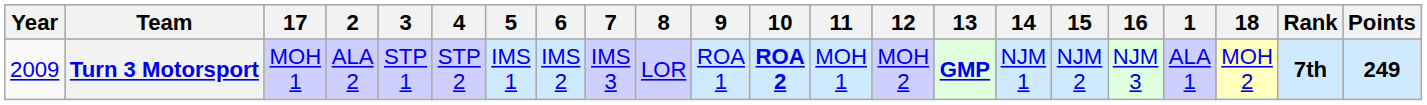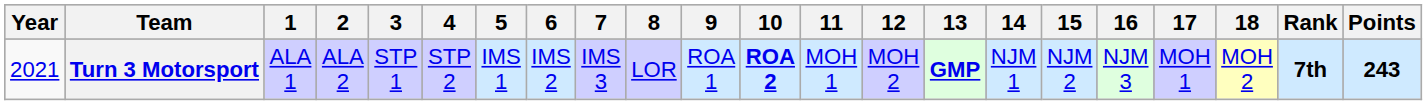columns swapped: (1190, 22) <-> (295, 22)
(35, 69) 2009 -> (35, 69) 2021
(1382, 69) 249 -> (1382, 69) 243
